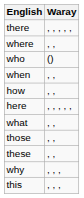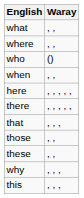rows swapped: (17, 122) <-> (18, 28)
- row: (16, 91)
+ row: (15, 122)
